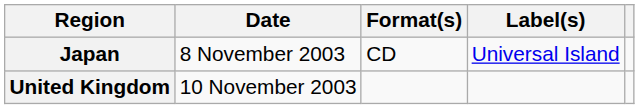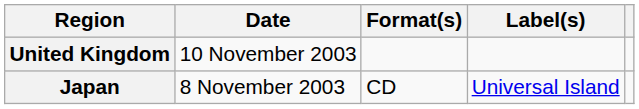rows swapped: (90, 53) <-> (90, 86)
